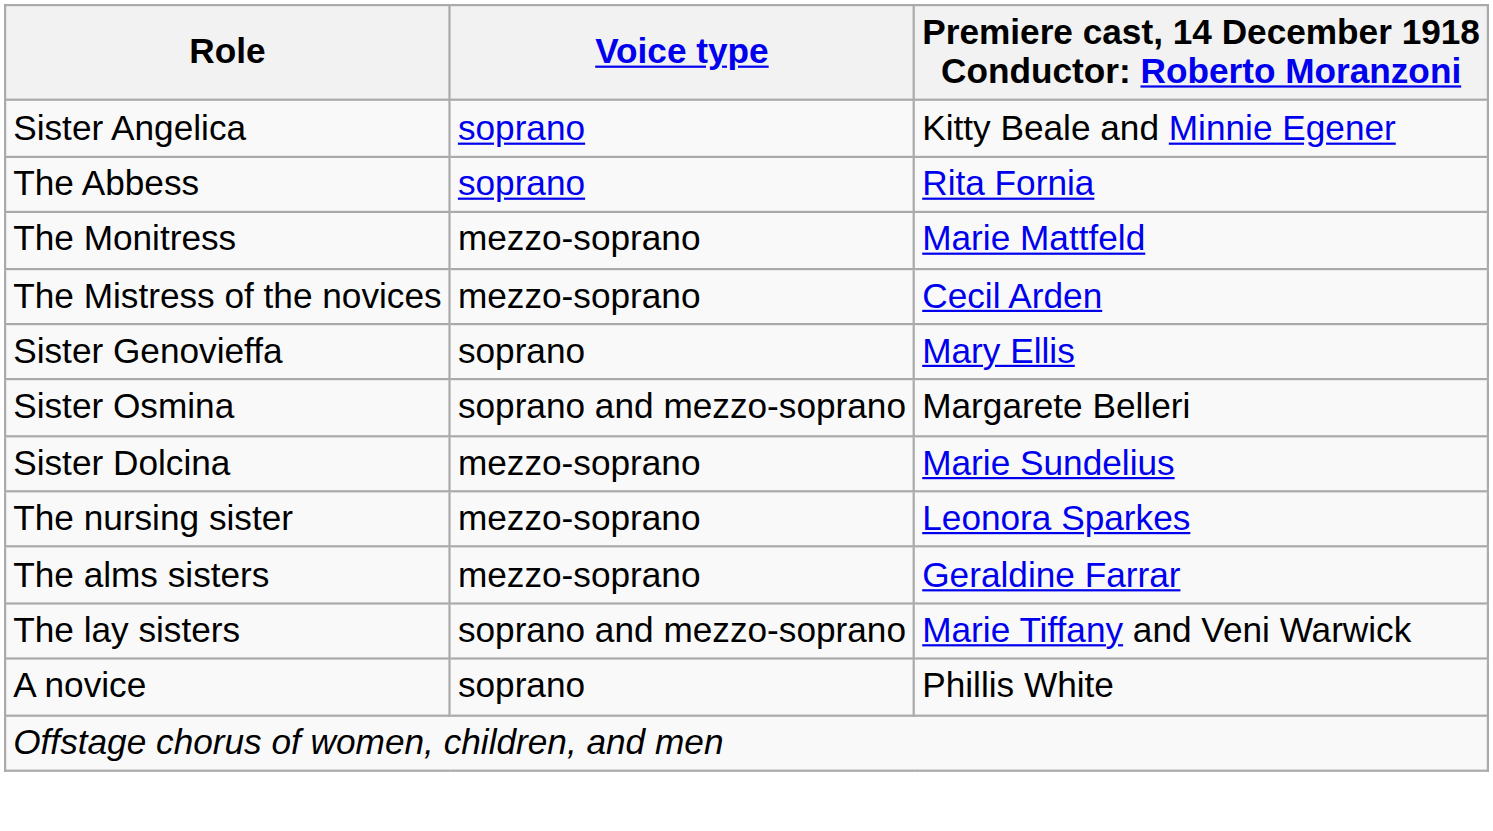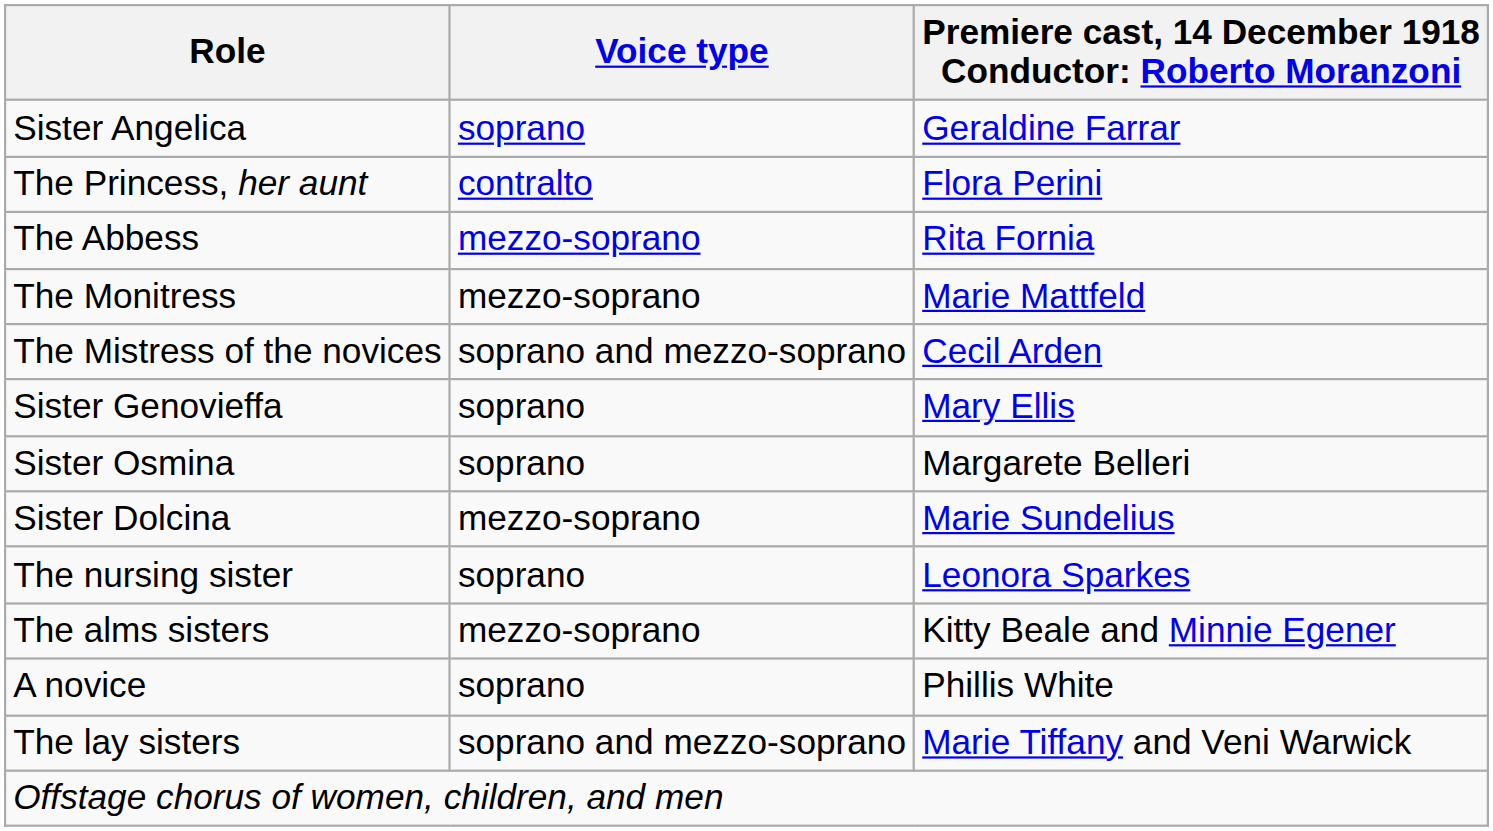(1159, 127) Kitty Beale and Minnie Egener -> (1051, 127) Geraldine Farrar
+ row: (190, 183)
(521, 183) soprano -> (579, 239) mezzo-soprano
(579, 295) mezzo-soprano -> (682, 351) soprano and mezzo-soprano
(682, 406) soprano and mezzo-soprano -> (521, 462) soprano
(579, 518) mezzo-soprano -> (521, 574) soprano
(1051, 574) Geraldine Farrar -> (1159, 630) Kitty Beale and Minnie Egener
rows swapped: (80, 686) <-> (127, 630)
